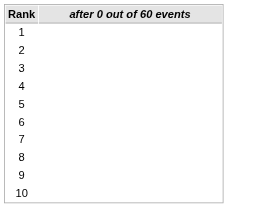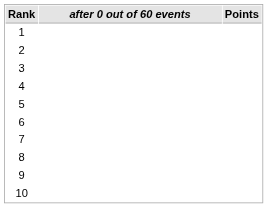+ column: (242, 14)
